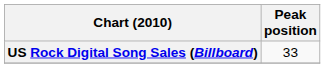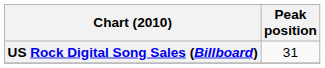(290, 52) 33 -> (290, 52) 31
